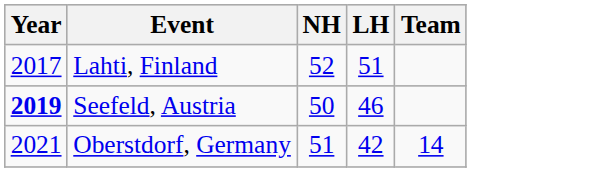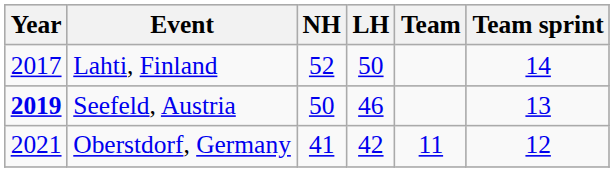+ column: (538, 24)
(371, 65) 51 -> (371, 65) 50
(322, 145) 51 -> (322, 145) 41
(431, 145) 14 -> (431, 145) 11
